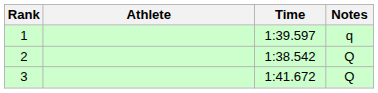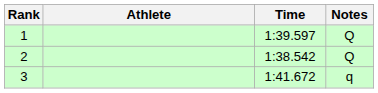(349, 35) q -> (349, 35) Q
(349, 77) Q -> (349, 77) q
